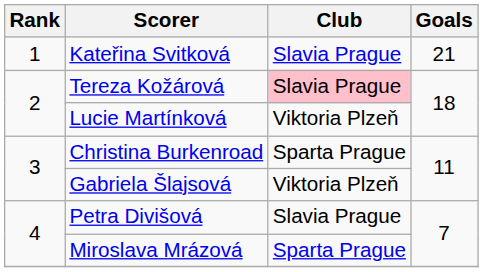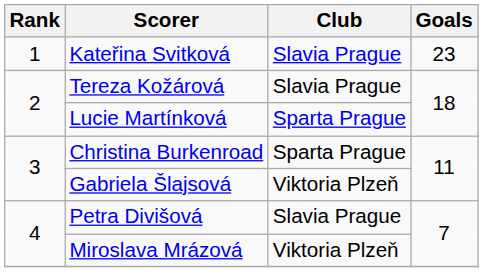(444, 53) 21 -> (444, 53) 23
(337, 86) pink background -> (337, 86) no background
(336, 119) Viktoria Plzeň -> (339, 119) Sparta Prague
(339, 250) Sparta Prague -> (336, 250) Viktoria Plzeň
